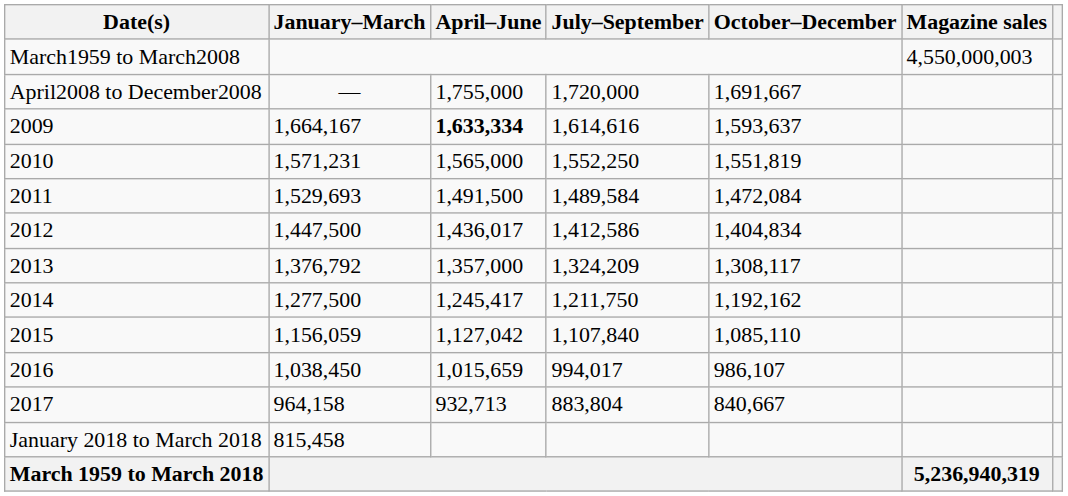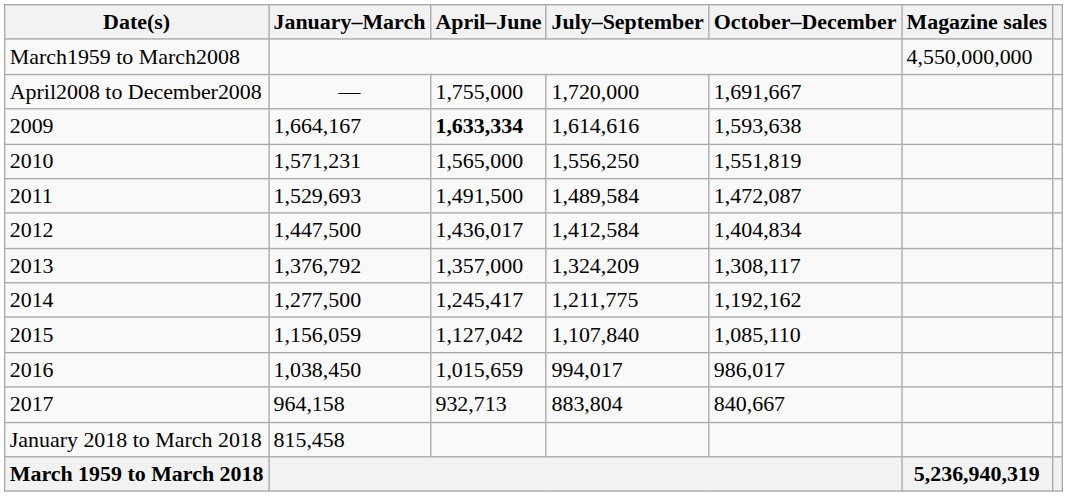(970, 56) 4,550,000,003 -> (970, 56) 4,550,000,000
(758, 126) 1,593,637 -> (758, 126) 1,593,638
(595, 160) 1,552,250 -> (595, 160) 1,556,250
(758, 195) 1,472,084 -> (758, 195) 1,472,087
(595, 230) 1,412,586 -> (595, 230) 1,412,584
(595, 299) 1,211,750 -> (595, 299) 1,211,775
(749, 369) 986,107 -> (749, 369) 986,017
